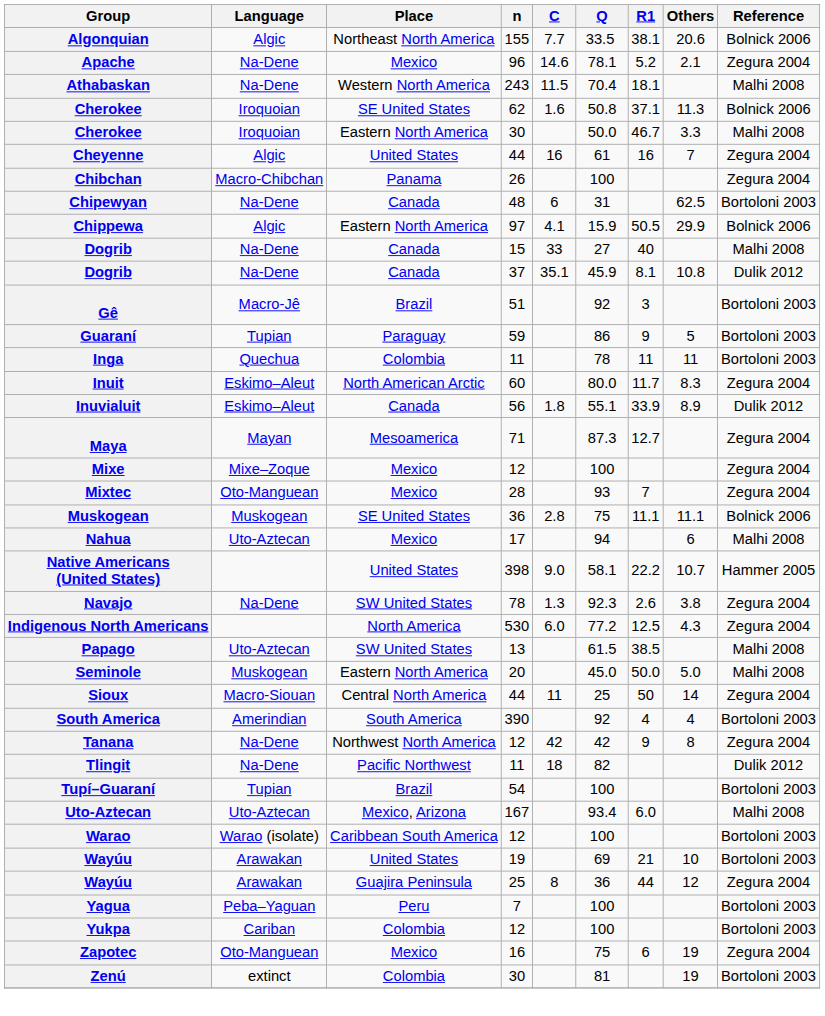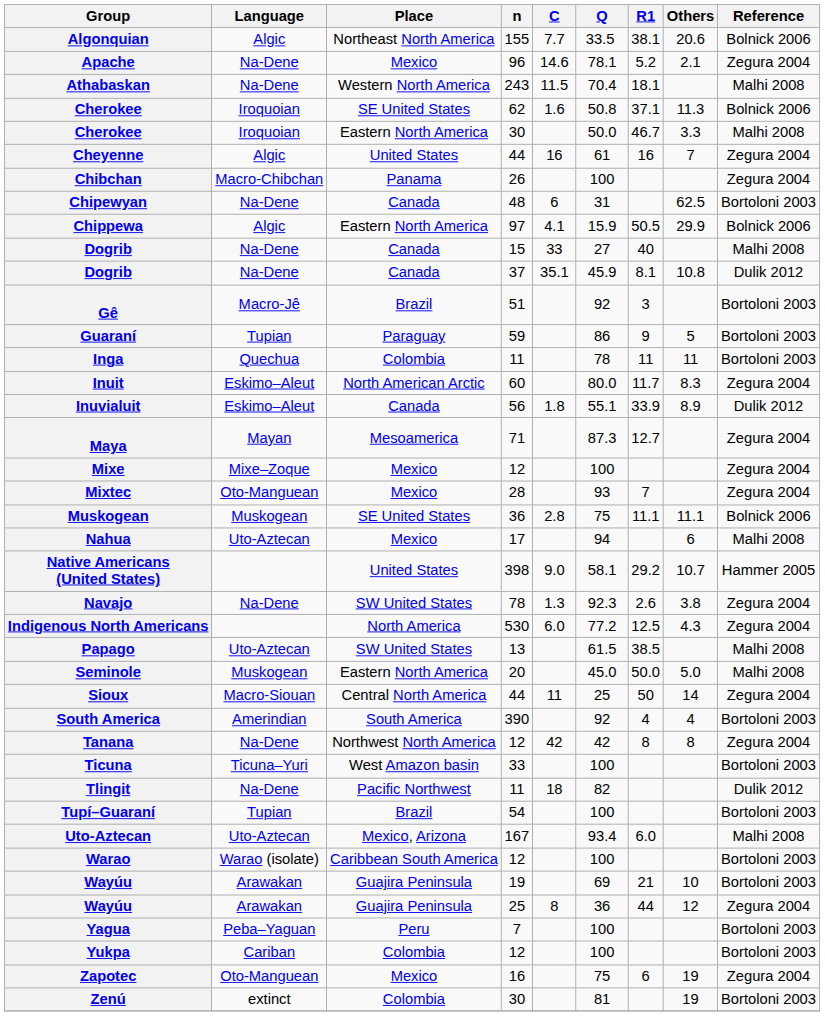(646, 571) 22.2 -> (646, 571) 29.2
(646, 742) 9 -> (646, 742) 8
+ row: (108, 766)
(414, 859) United States -> (414, 882) Guajira Peninsula
